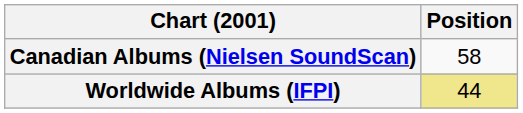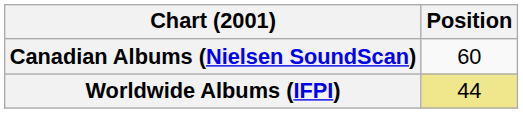(469, 56) 58 -> (469, 56) 60
